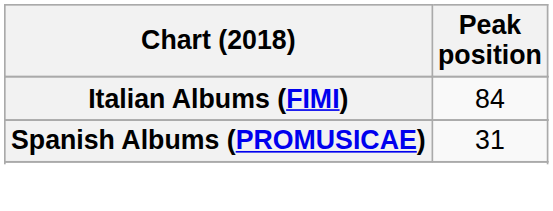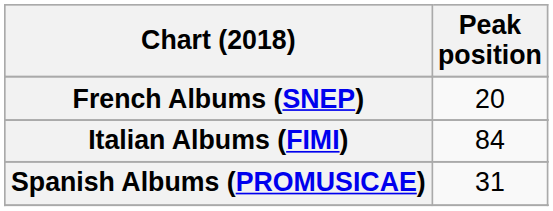+ row: (218, 98)
